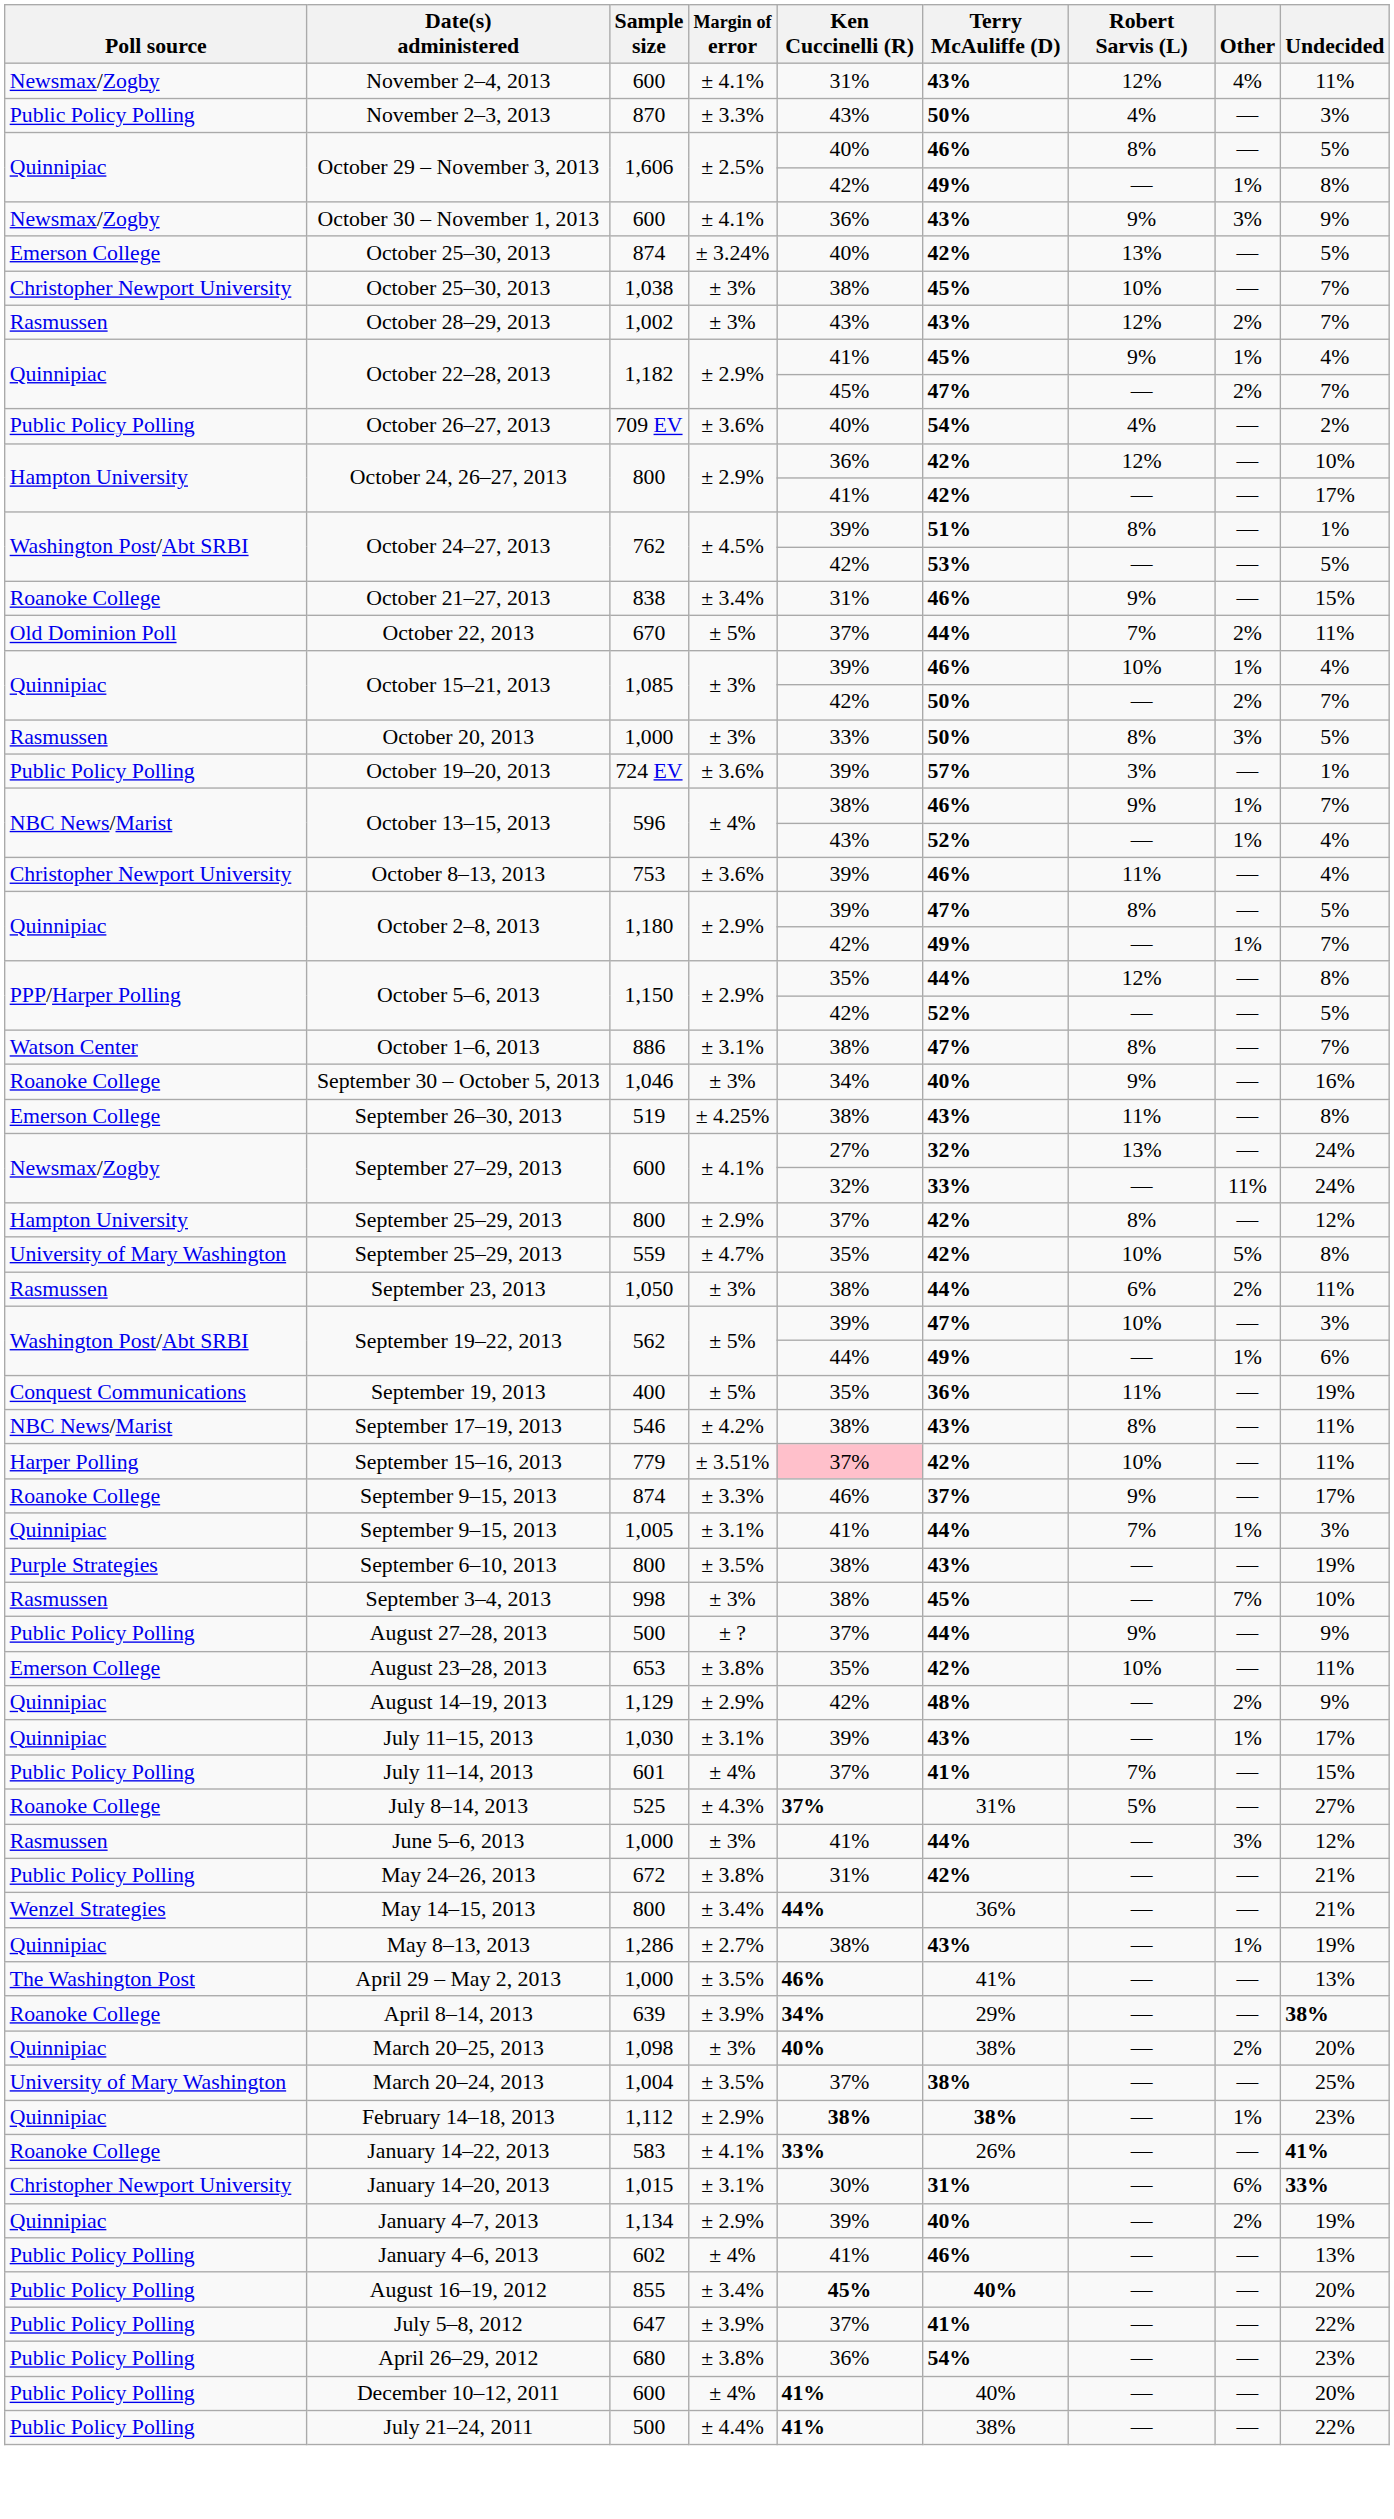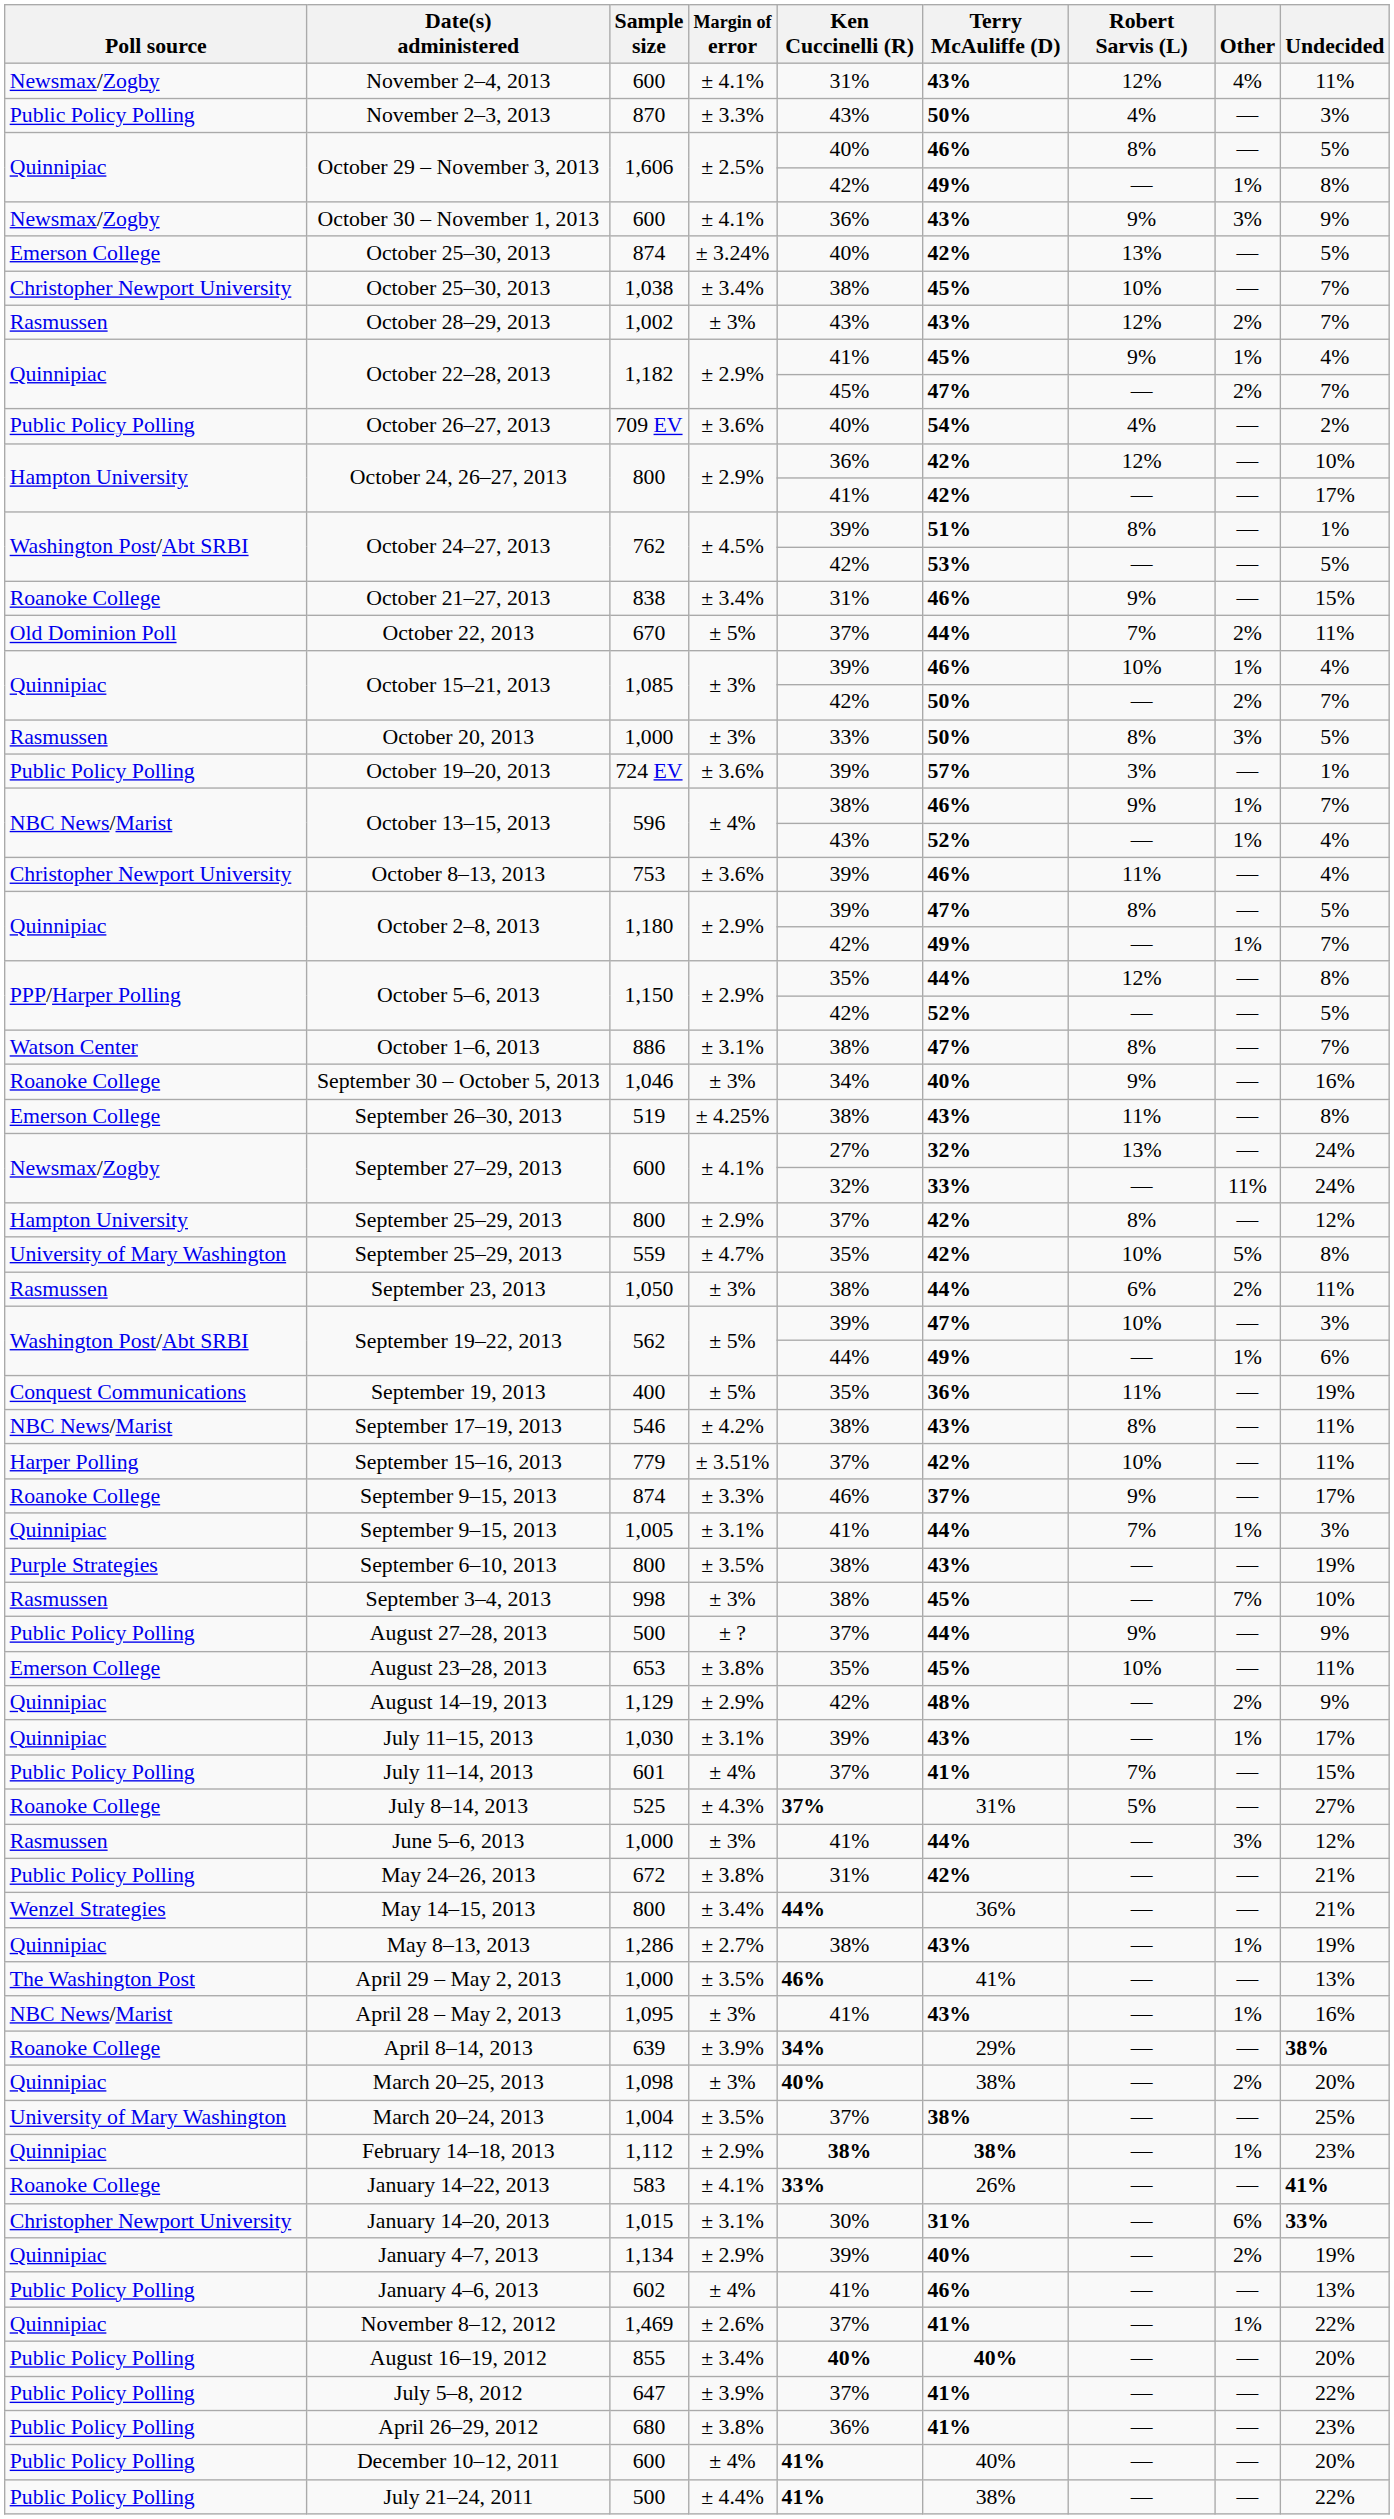(733, 287) ± 3% -> (733, 287) ± 3.4%
(850, 1461) pink background -> (850, 1461) no background
(949, 1668) 42% -> (949, 1668) 45%
+ row: (458, 2013)
+ row: (458, 2323)
(850, 2289) 45% -> (850, 2358) 40%
(949, 2358) 54% -> (949, 2427) 41%
